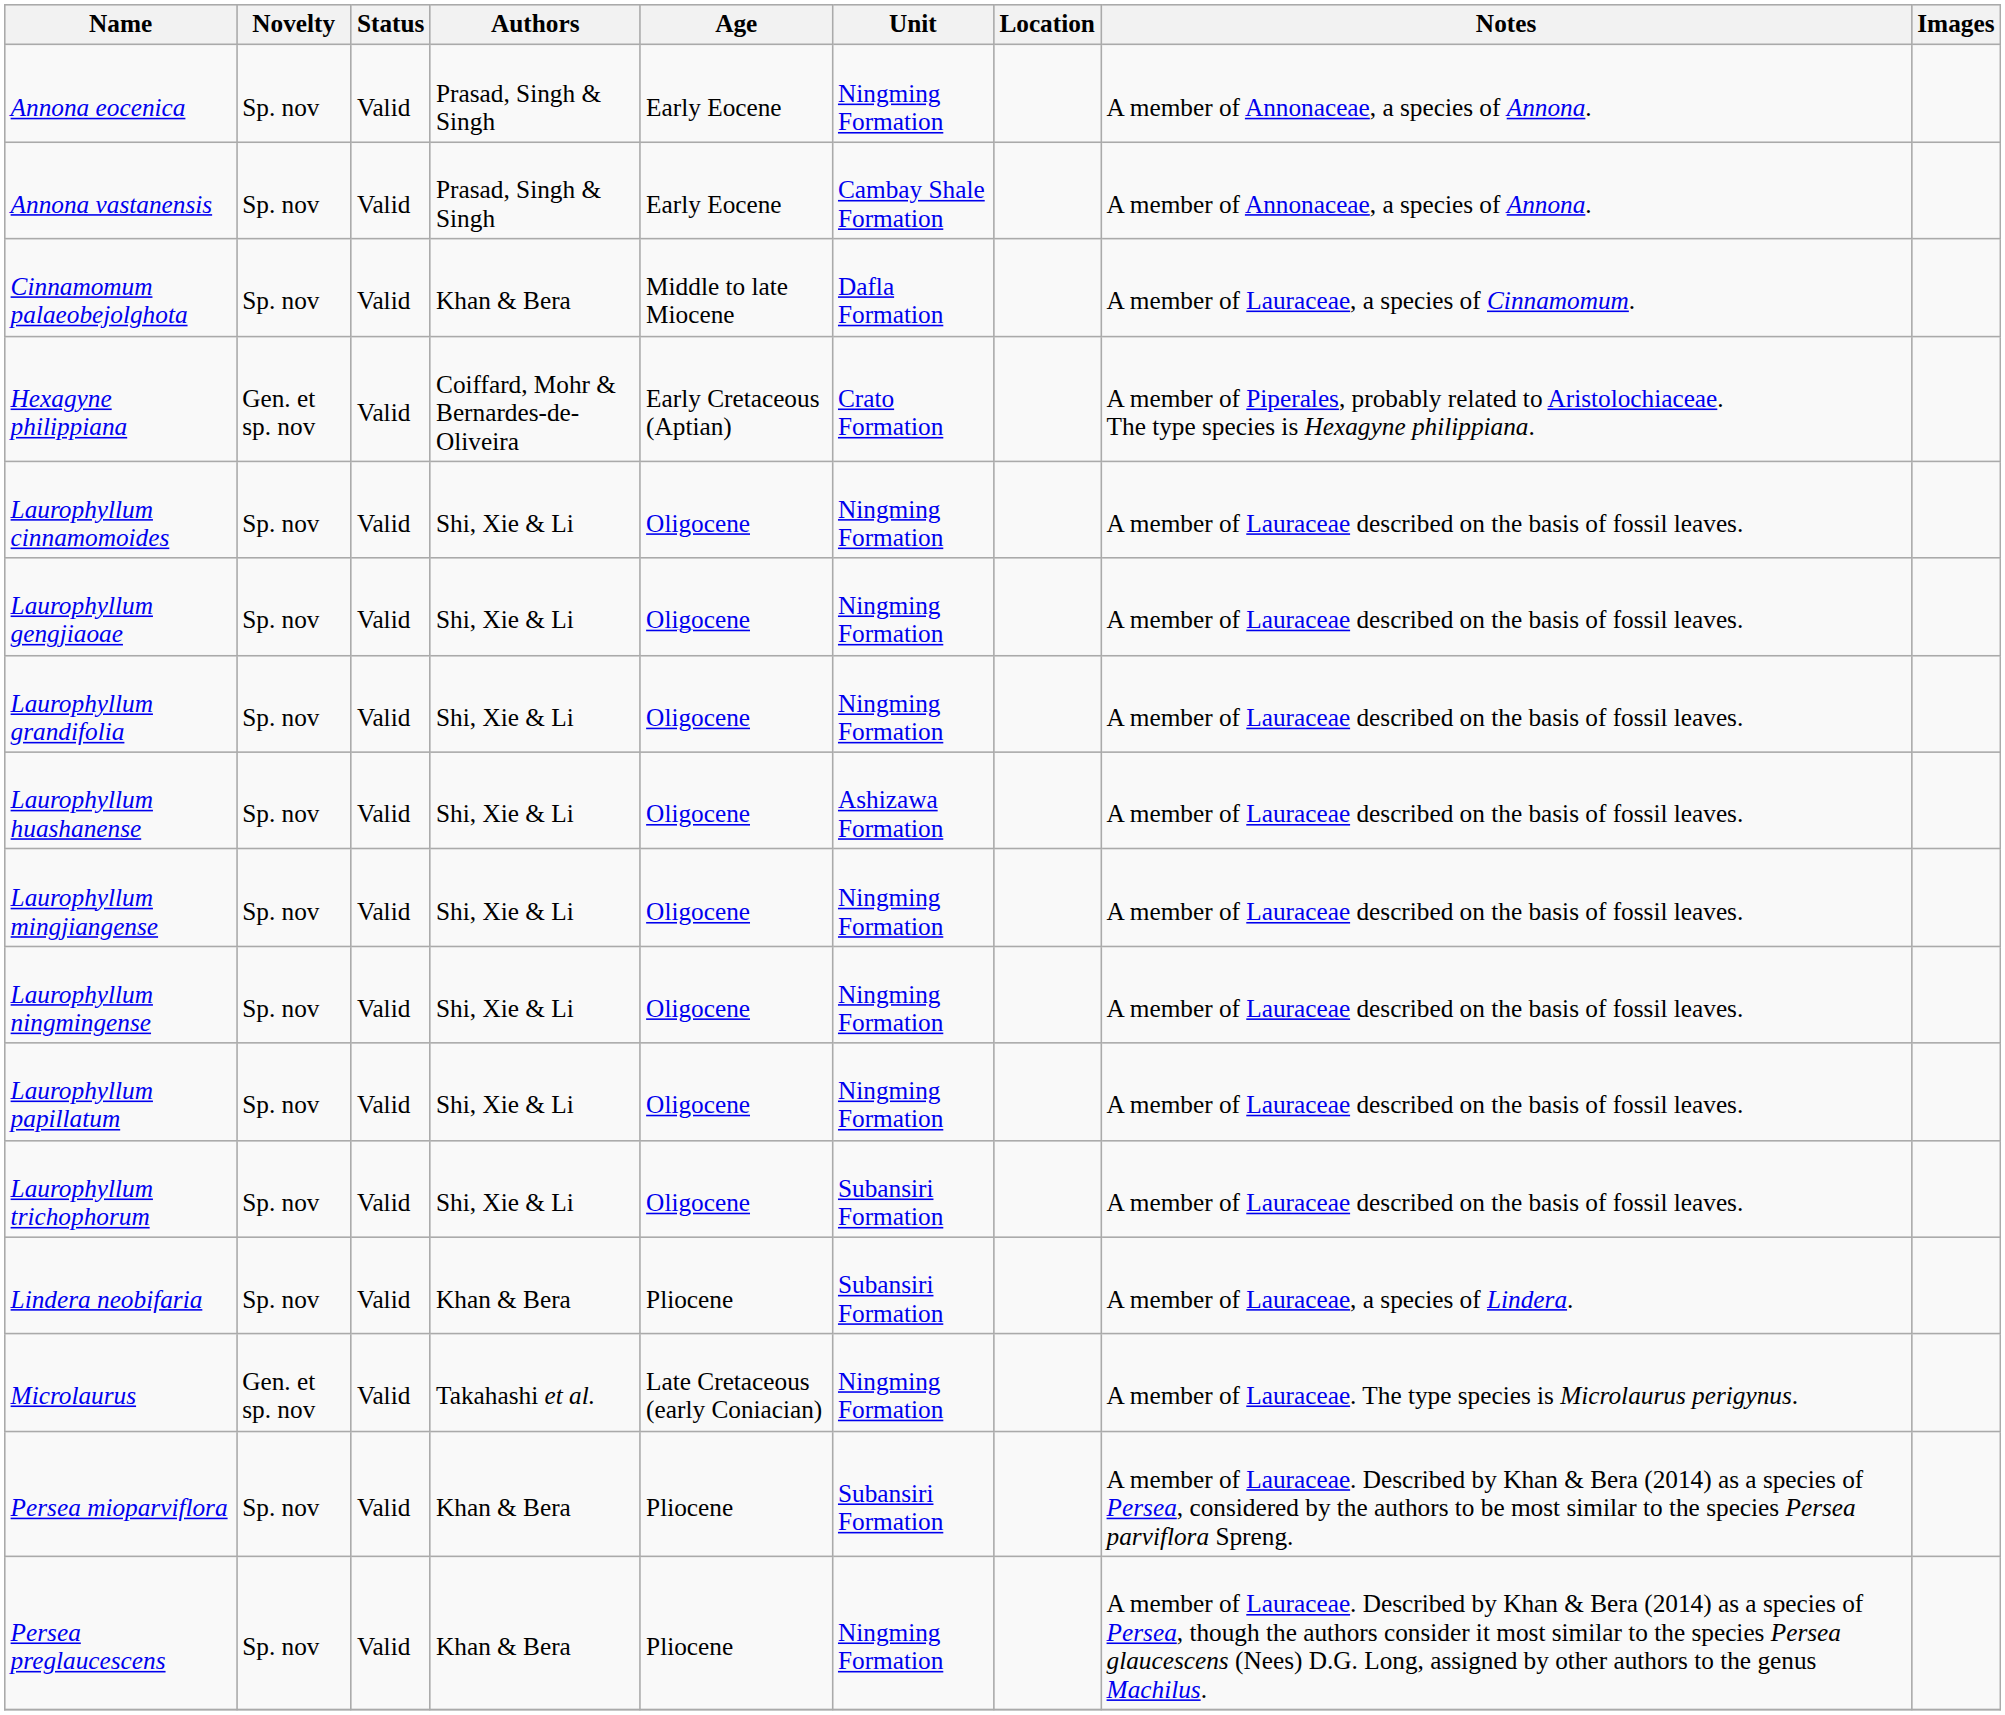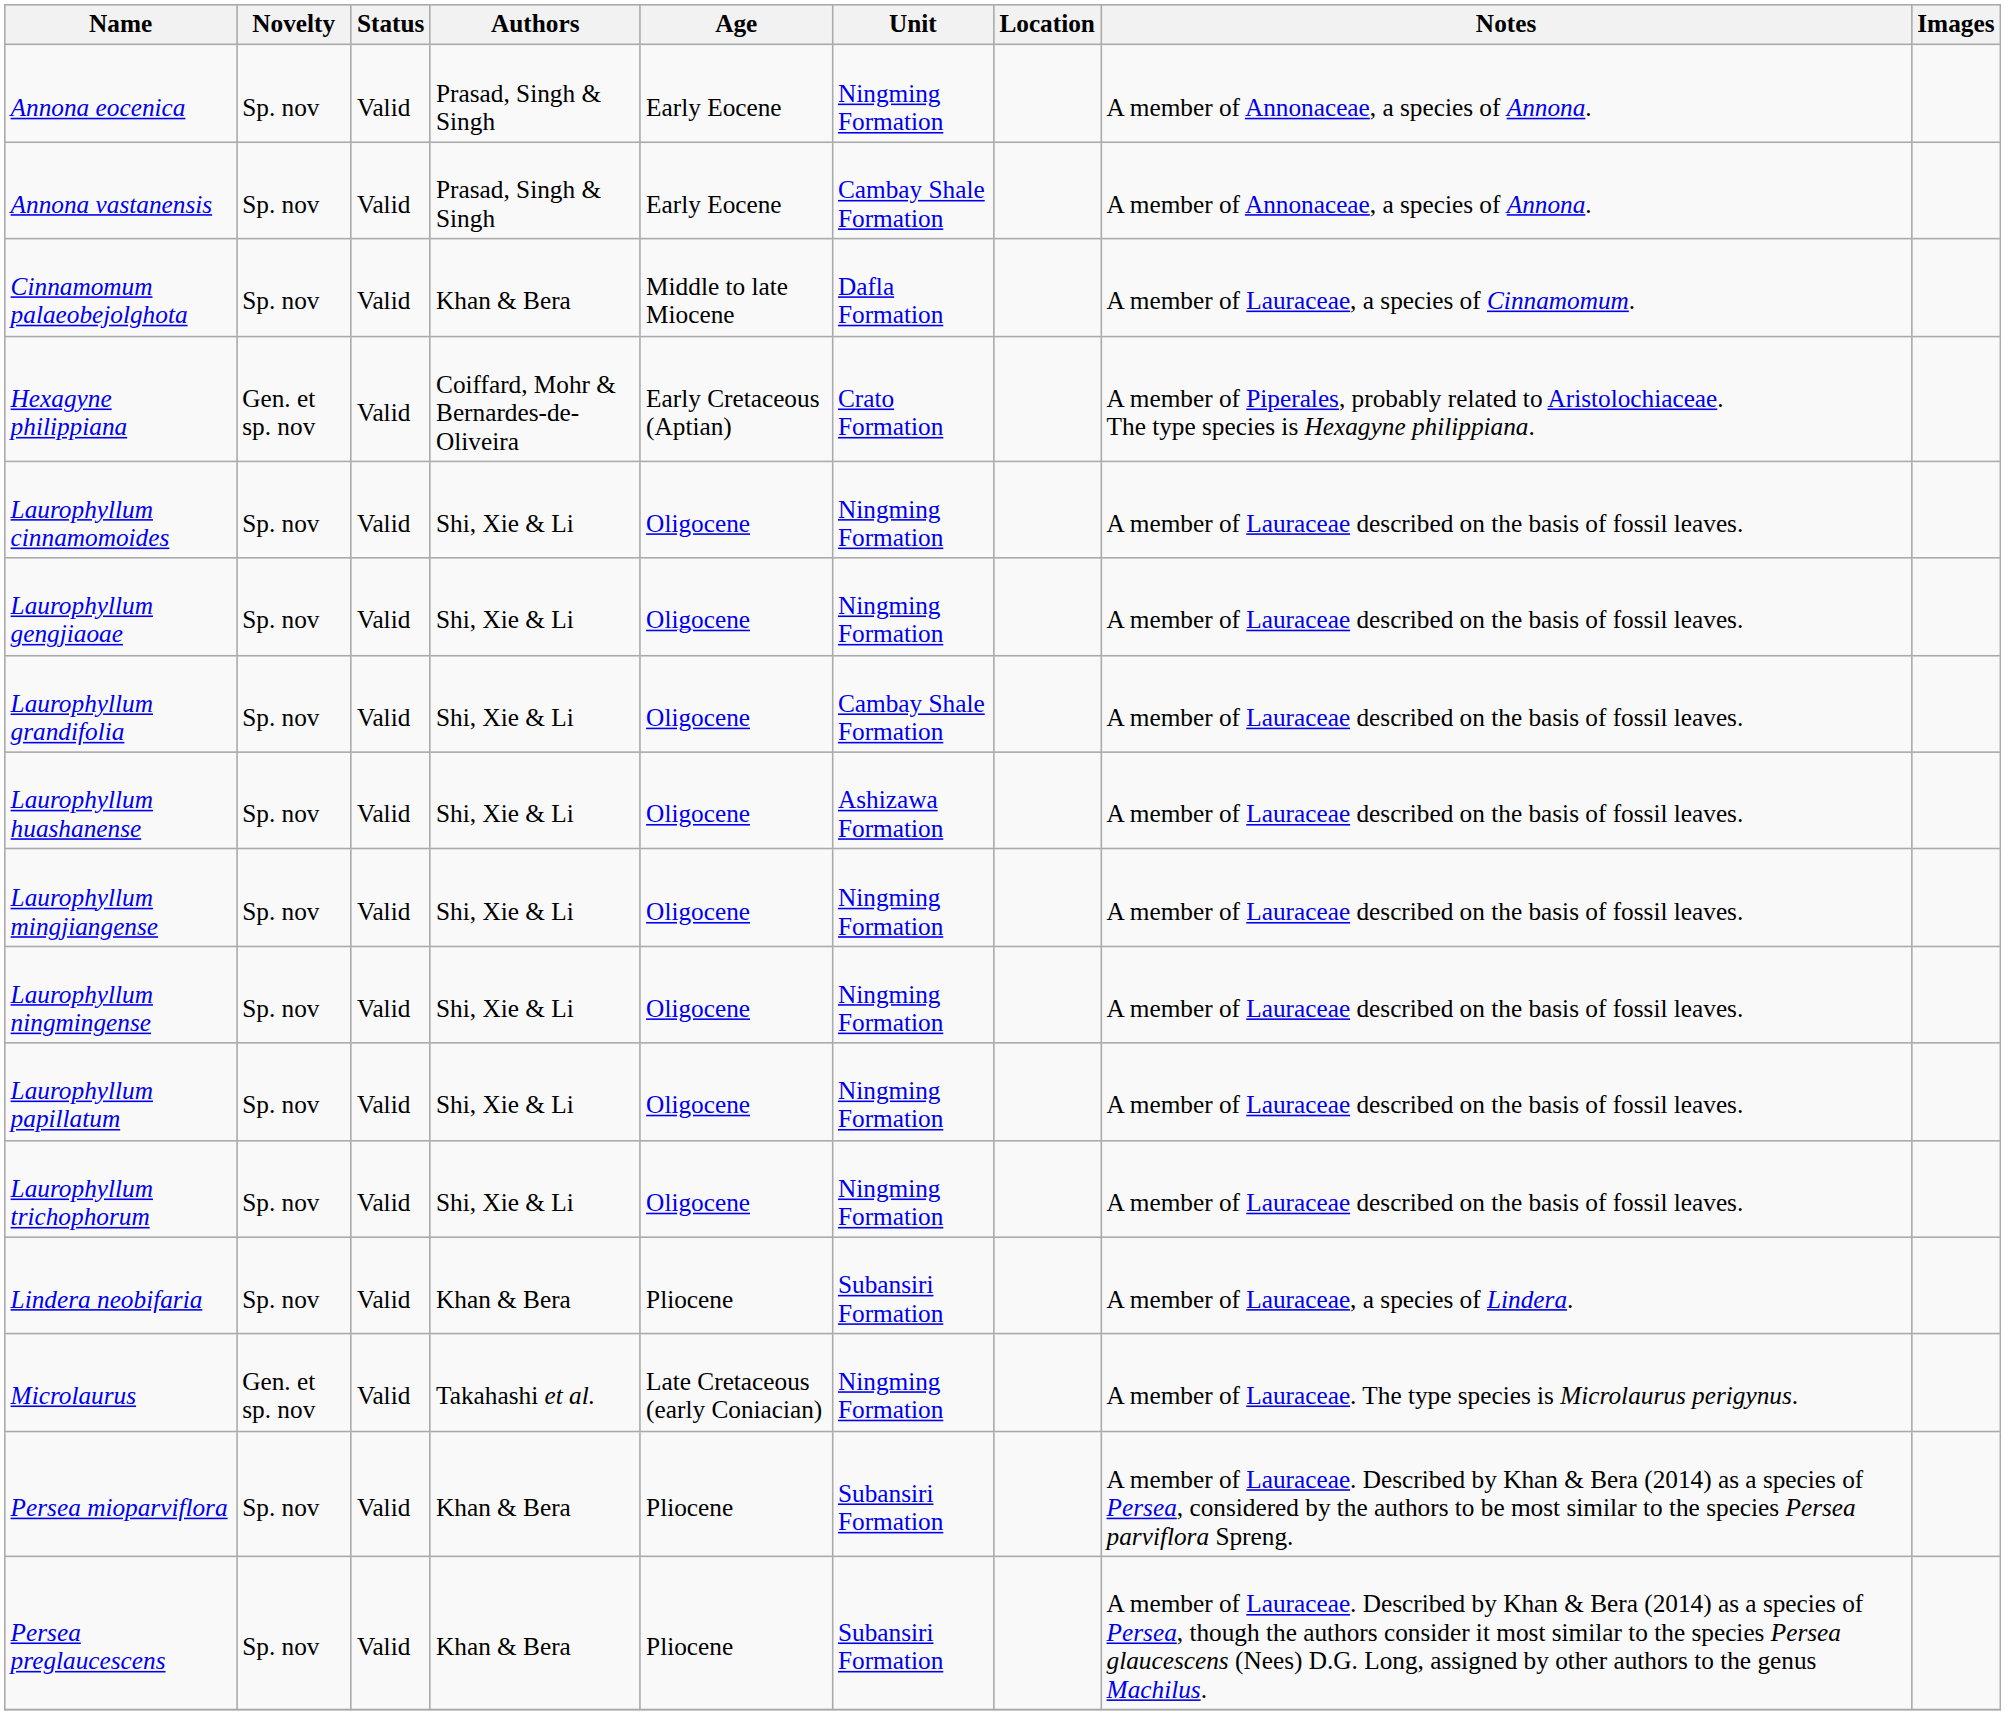(891, 717) Ningming Formation -> (911, 717) Cambay Shale Formation
(891, 1202) Subansiri Formation -> (891, 1202) Ningming Formation
(891, 1647) Ningming Formation -> (891, 1647) Subansiri Formation
